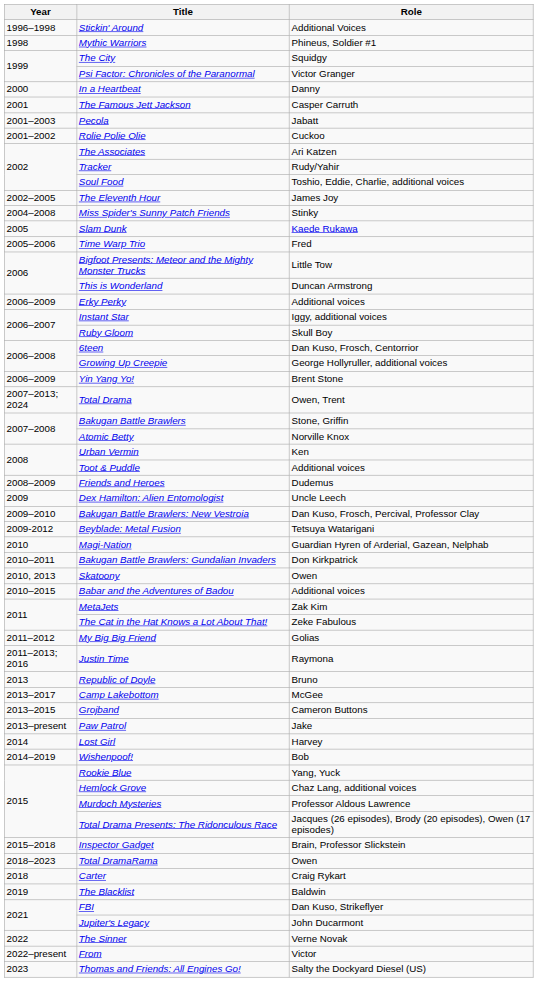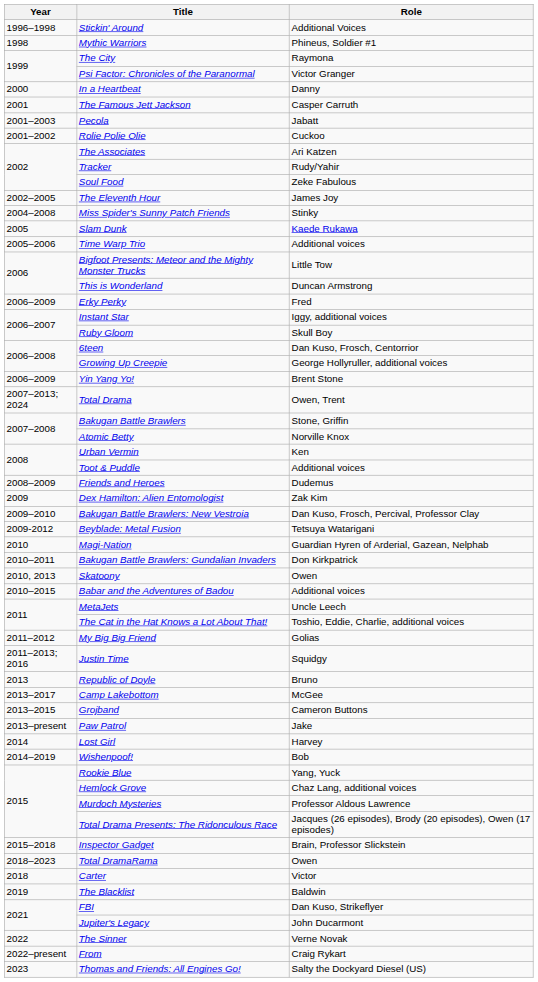(309, 58) Squidgy -> (312, 58) Raymona
(378, 182) Toshio, Eddie, Charlie, additional voices -> (324, 182) Zeke Fabulous
(302, 244) Fred -> (328, 244) Additional voices
(328, 301) Additional voices -> (302, 301) Fred
(319, 498) Uncle Leech -> (309, 498) Zak Kim
(309, 606) Zak Kim -> (319, 606) Uncle Leech
(324, 622) Zeke Fabulous -> (378, 622) Toshio, Eddie, Charlie, additional voices
(312, 658) Raymona -> (309, 658) Squidgy
(319, 876) Craig Rykart -> (304, 876) Victor
(304, 953) Victor -> (319, 953) Craig Rykart
